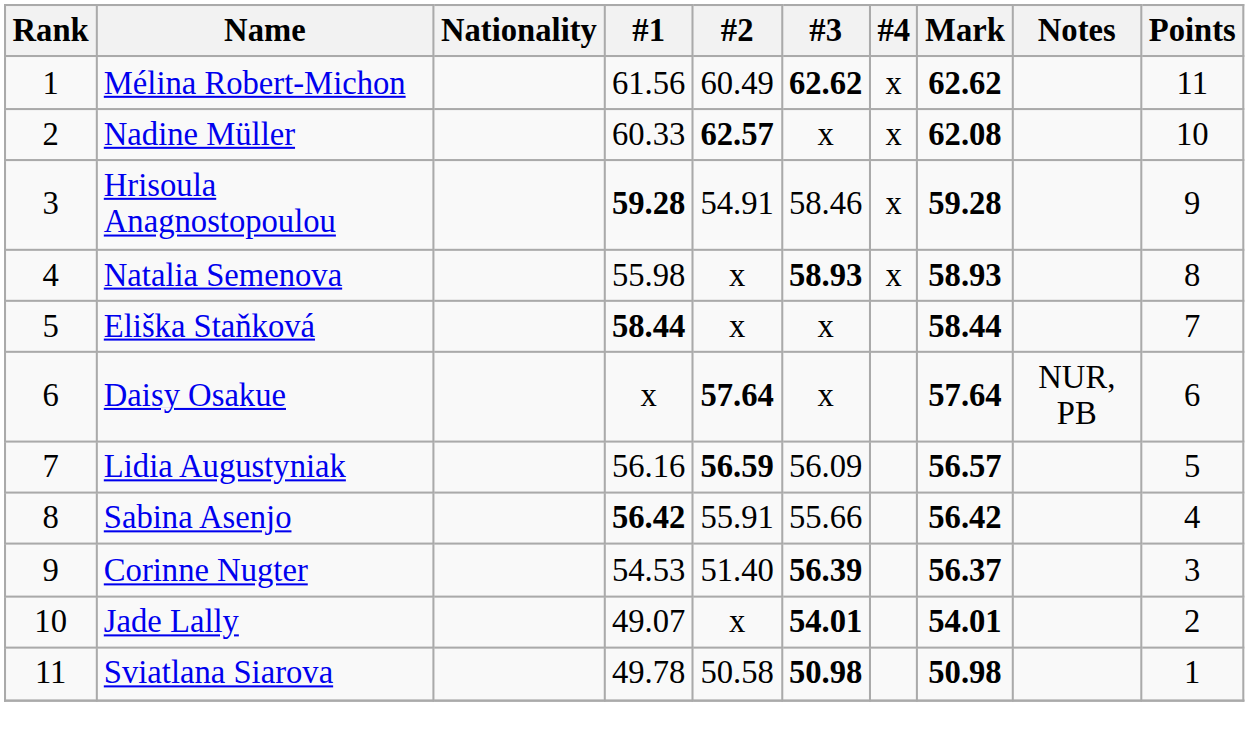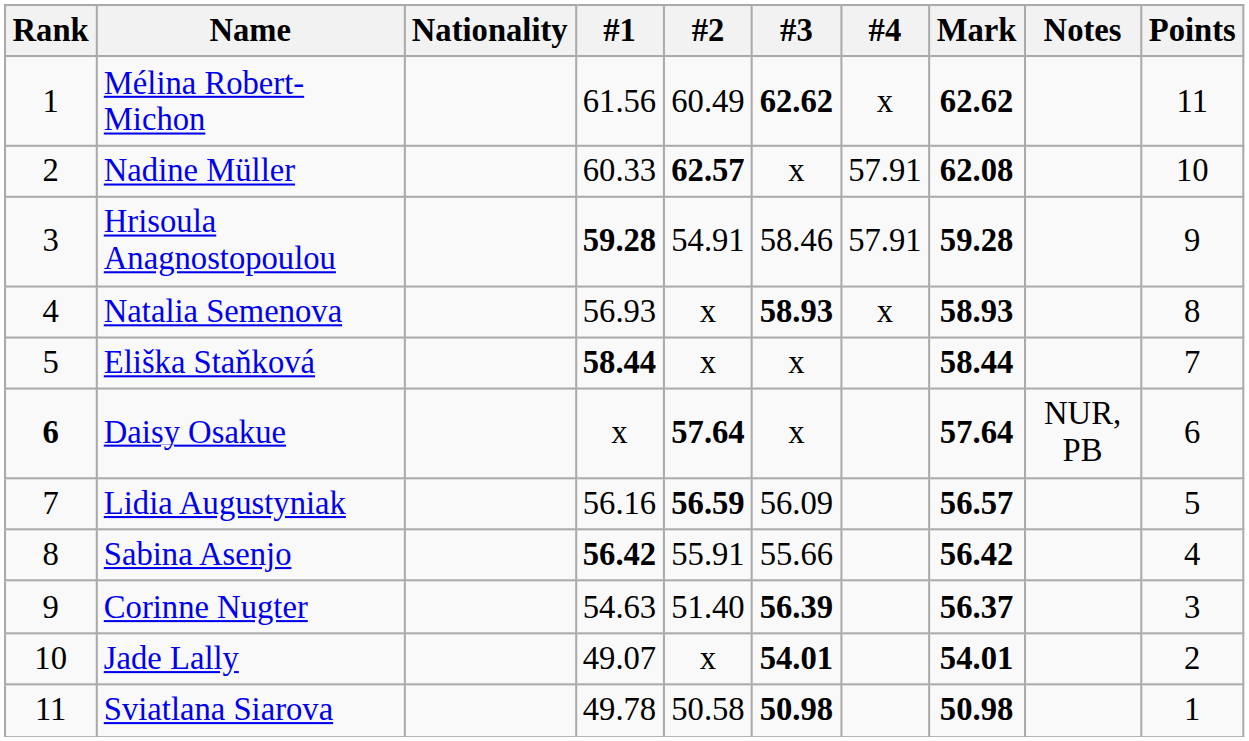(894, 133) x -> (885, 170) 57.91
(894, 204) x -> (885, 240) 57.91
(649, 274) 55.98 -> (619, 310) 56.93
(51, 396) normal -> (51, 432) bold
(649, 569) 54.53 -> (619, 606) 54.63
